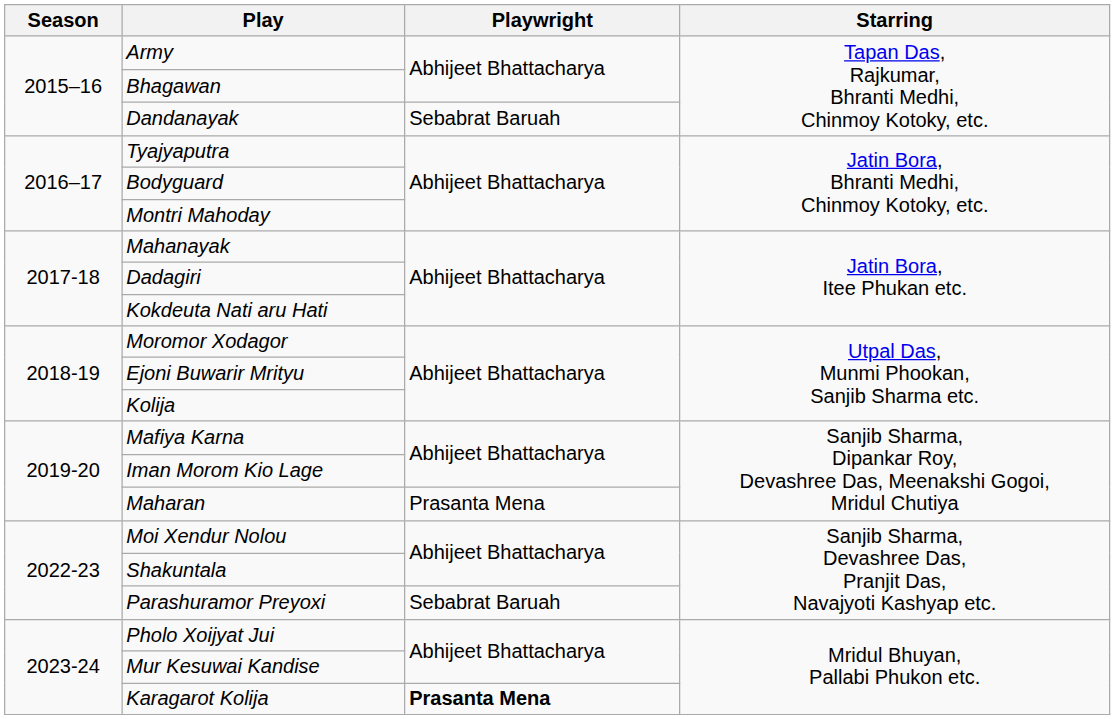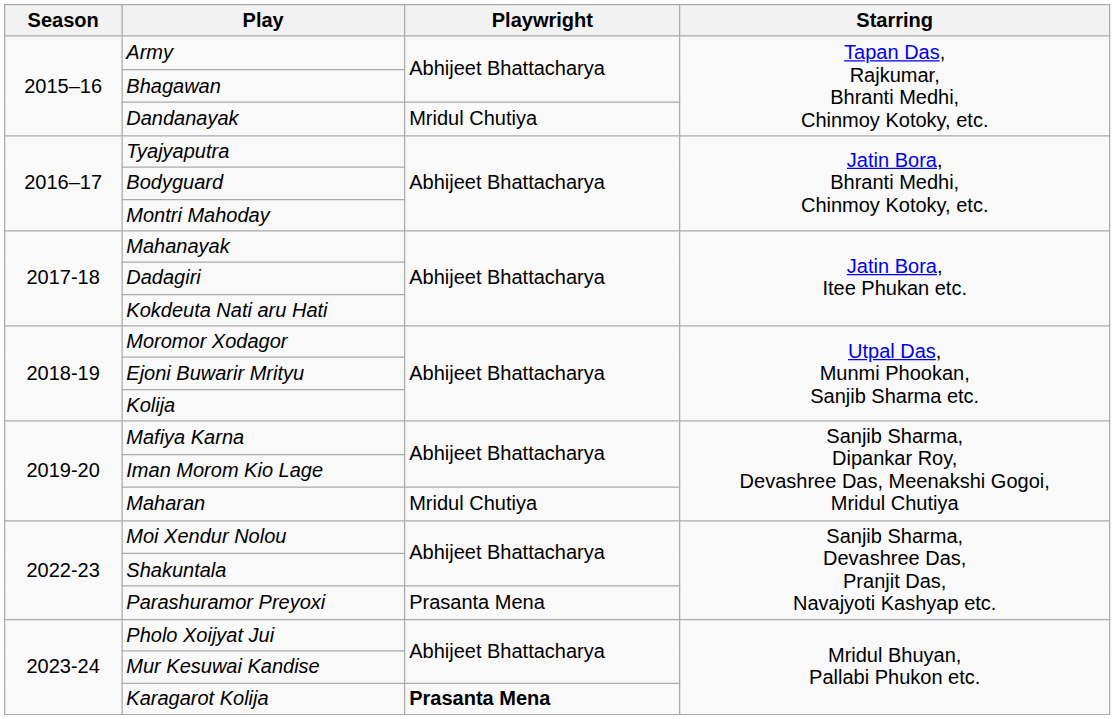(485, 118) Sebabrat Baruah -> (473, 118) Mridul Chutiya
(477, 503) Prasanta Mena -> (473, 503) Mridul Chutiya
(485, 602) Sebabrat Baruah -> (477, 602) Prasanta Mena
